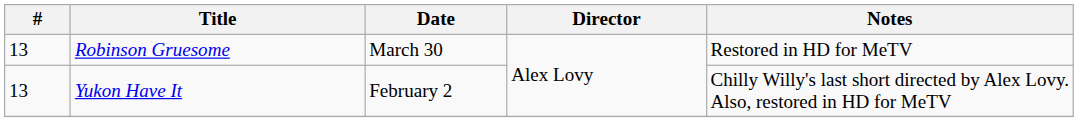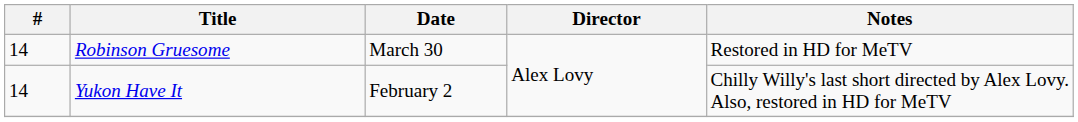(19, 49) 13 -> (19, 49) 14
(19, 90) 13 -> (19, 90) 14
